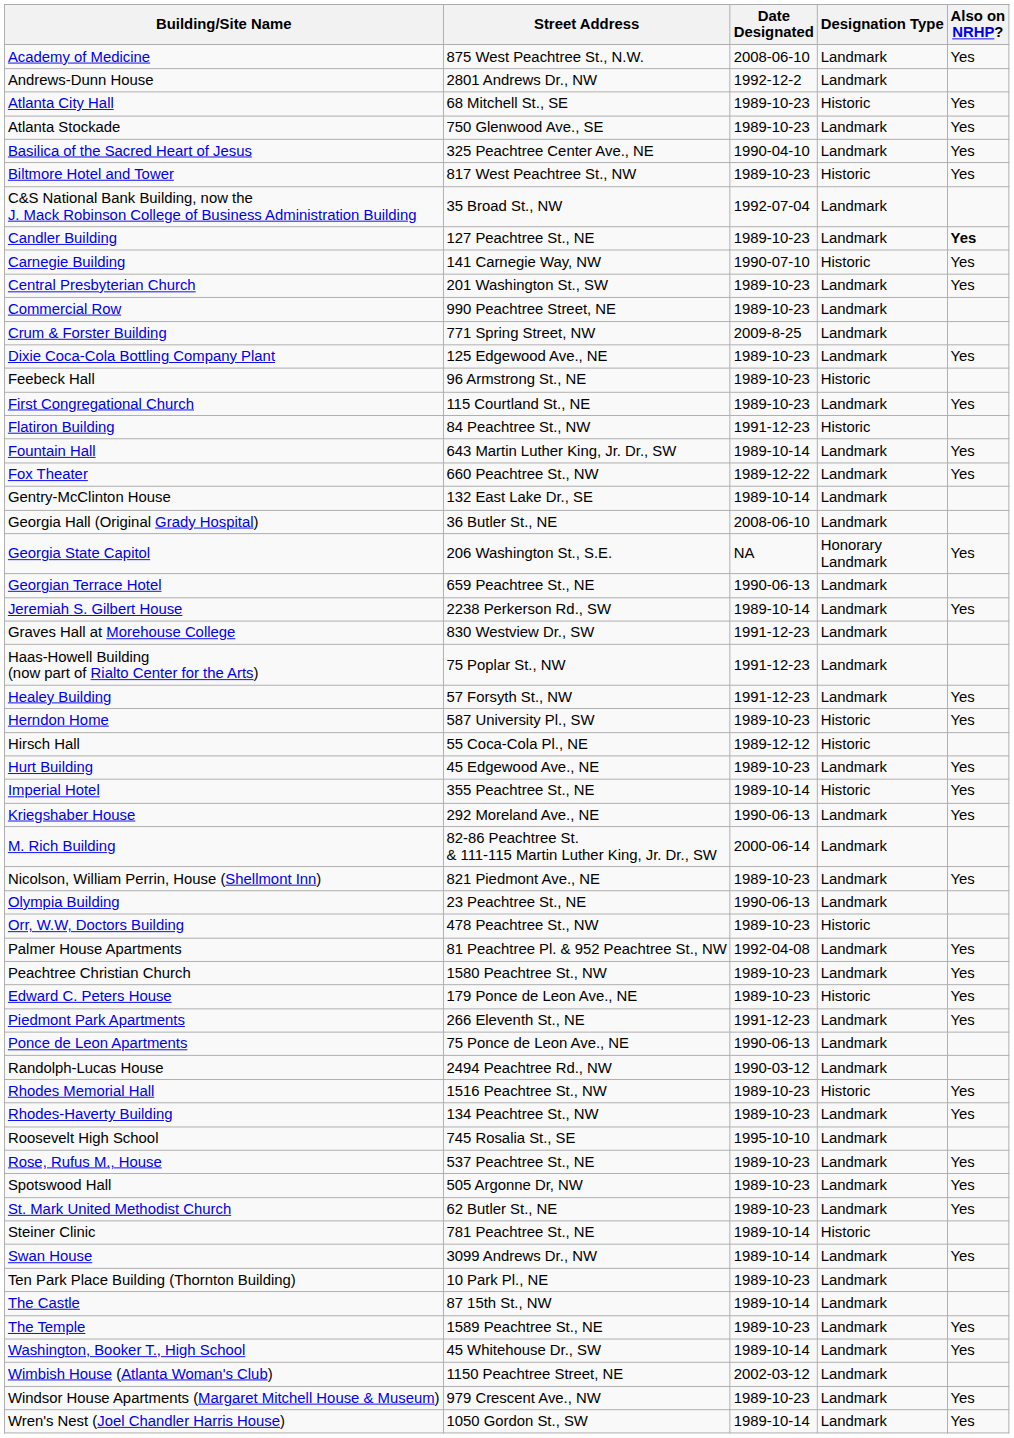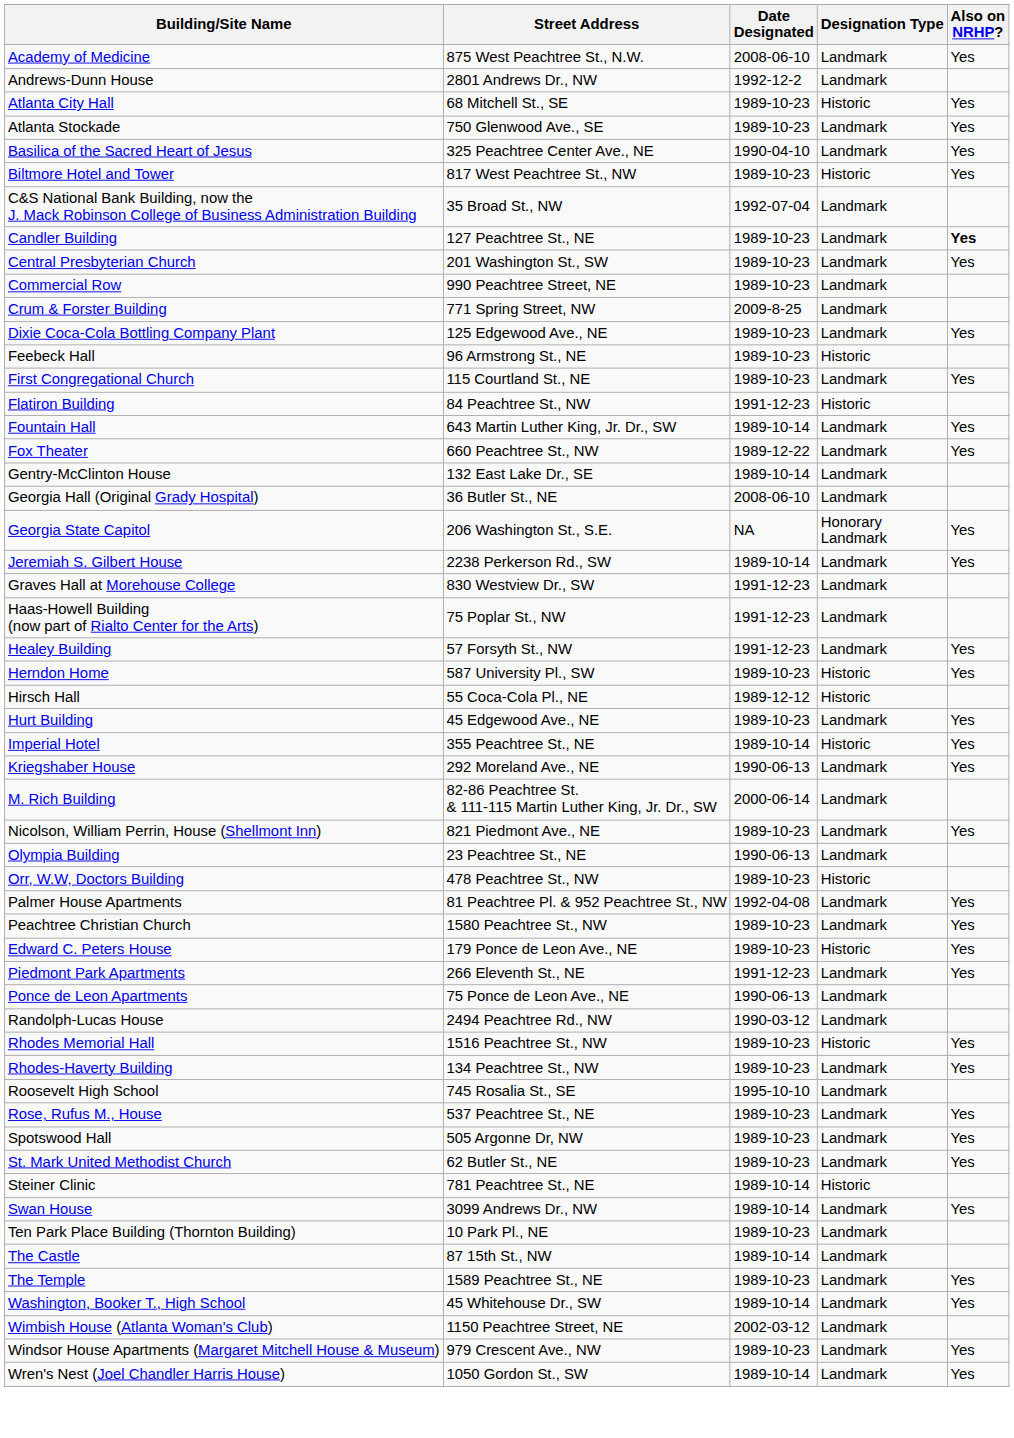- row: (67, 262)
- row: (85, 585)
